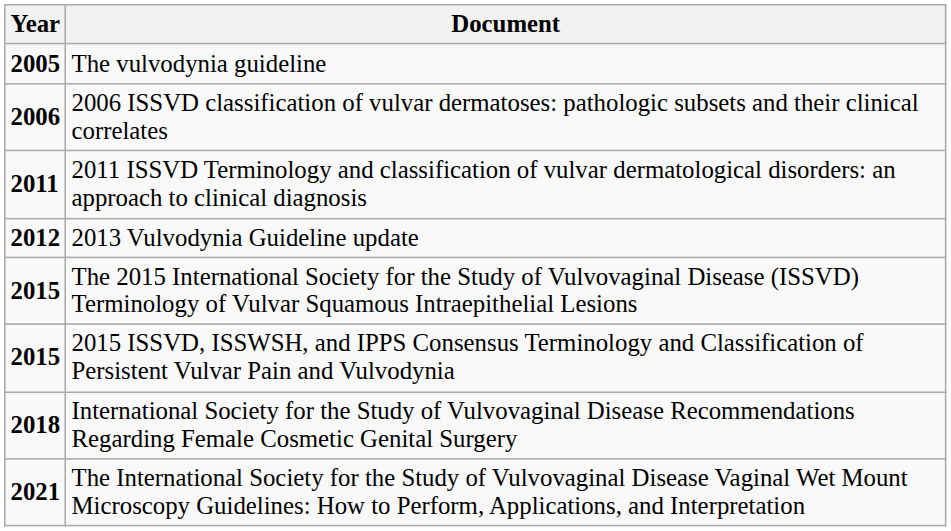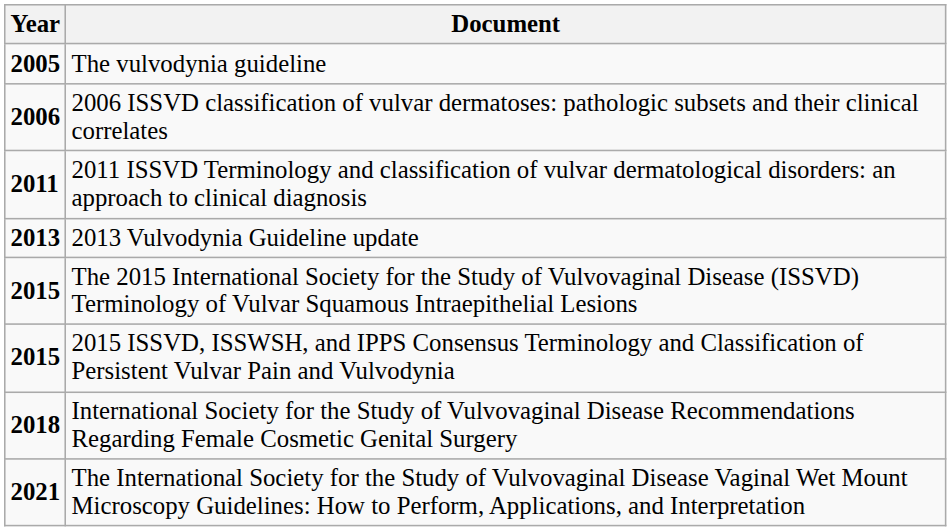(35, 237) 2012 -> (35, 237) 2013
